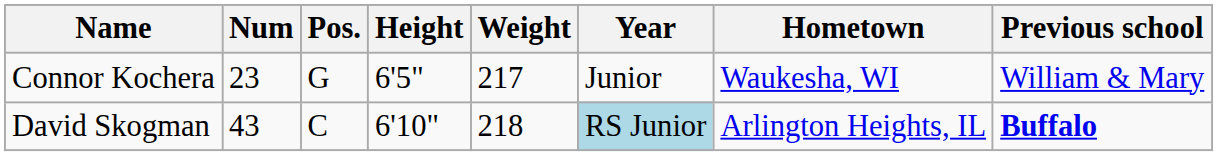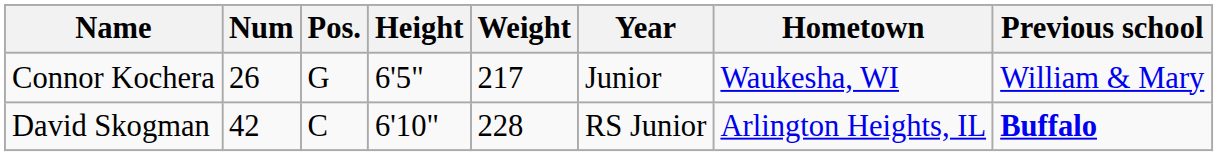(244, 77) 23 -> (244, 77) 26
(244, 125) 43 -> (244, 125) 42
(500, 125) 218 -> (500, 125) 228
(646, 125) lightblue background -> (646, 125) no background
